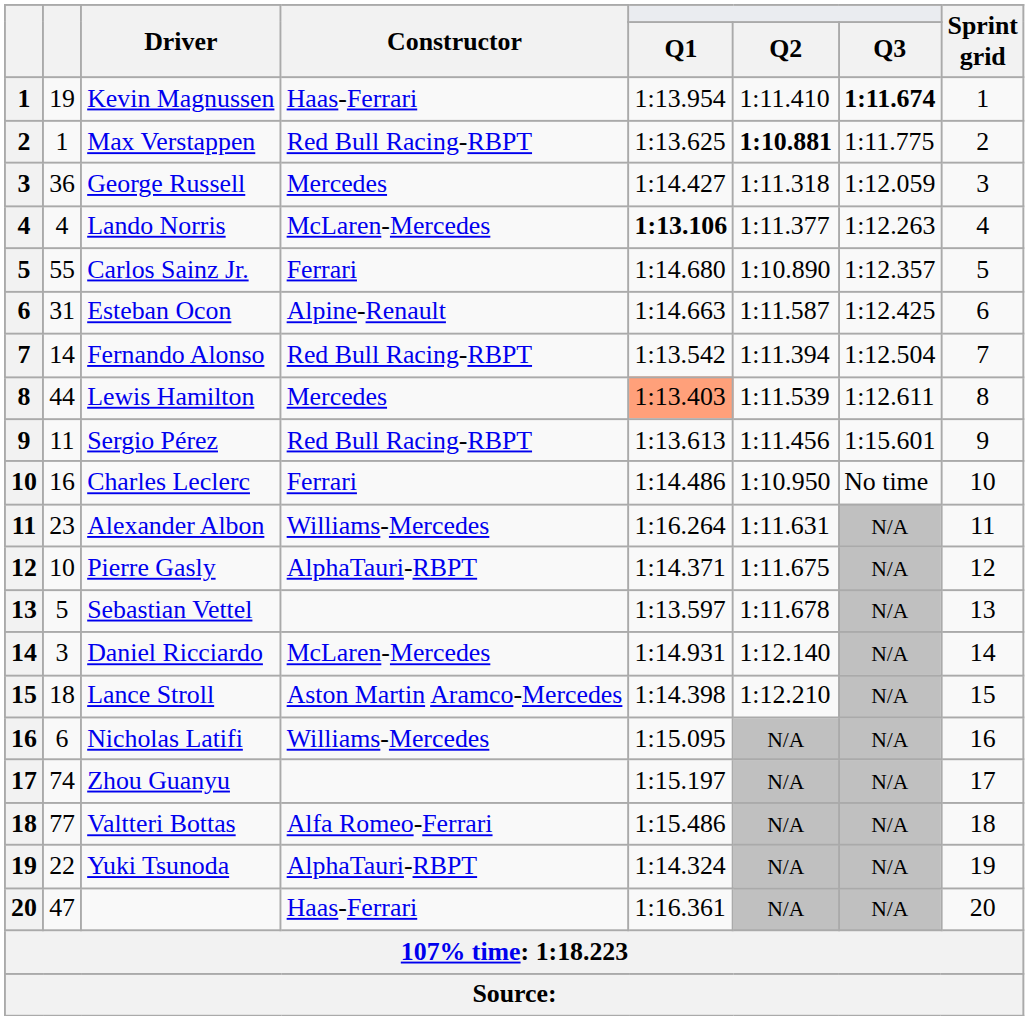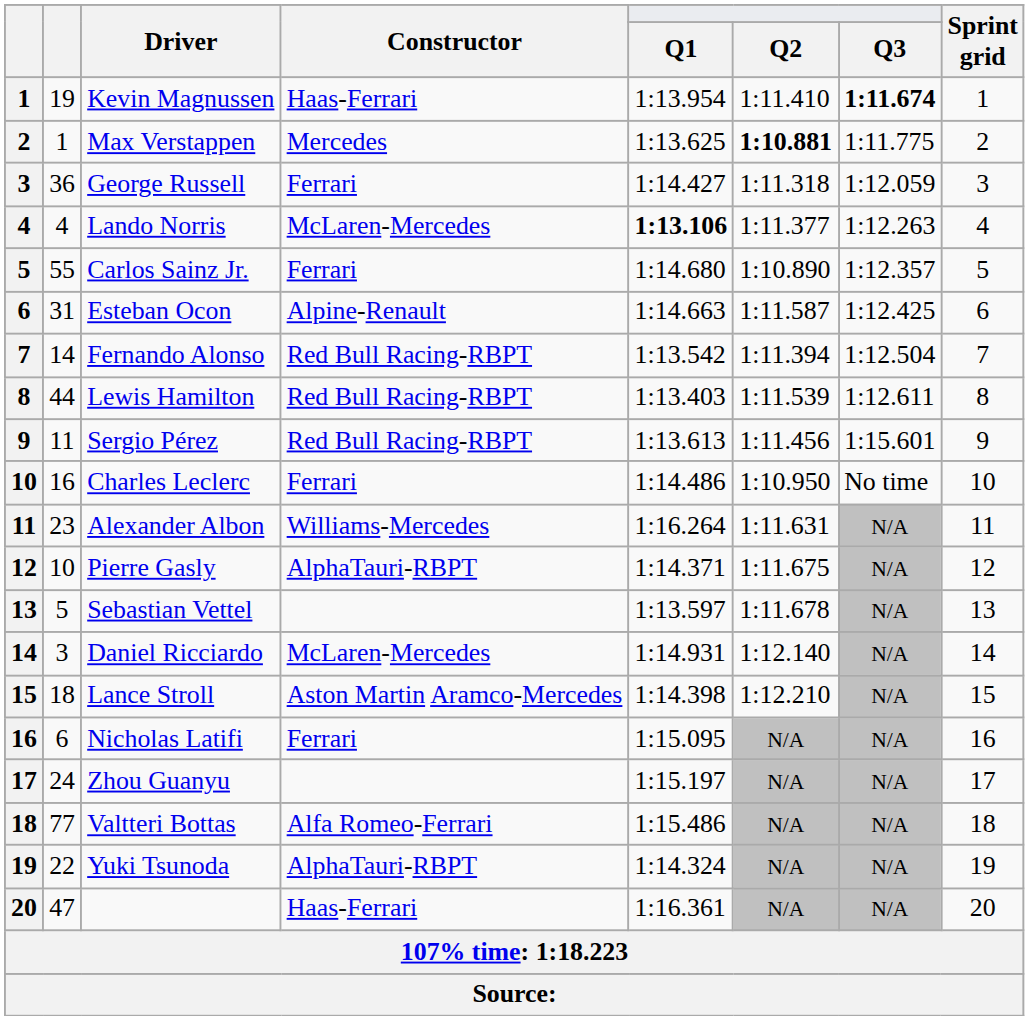(409, 141) Red Bull Racing-RBPT -> (337, 141) Mercedes
(337, 183) Mercedes -> (322, 183) Ferrari
(337, 396) Mercedes -> (409, 396) Red Bull Racing-RBPT
(680, 396) lightsalmon background -> (680, 396) no background
(388, 737) Williams-Mercedes -> (322, 737) Ferrari
(62, 780) 74 -> (62, 780) 24
